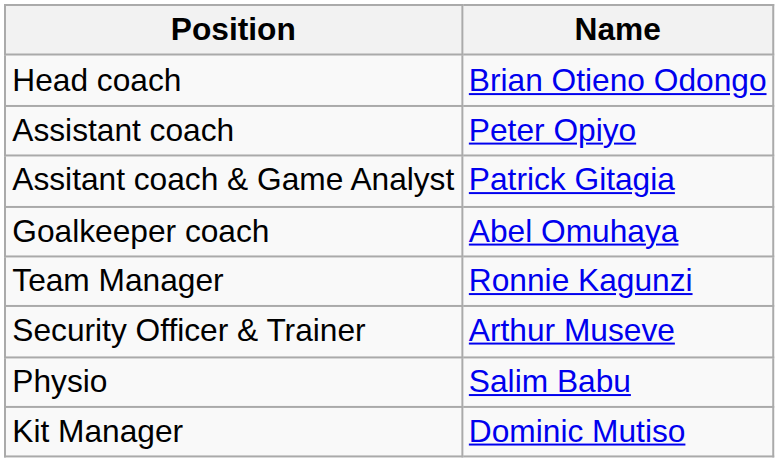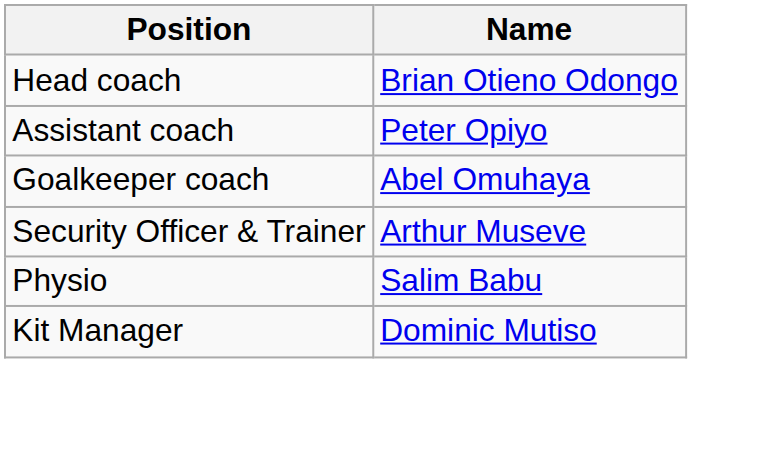- row: (233, 180)
- row: (118, 280)
